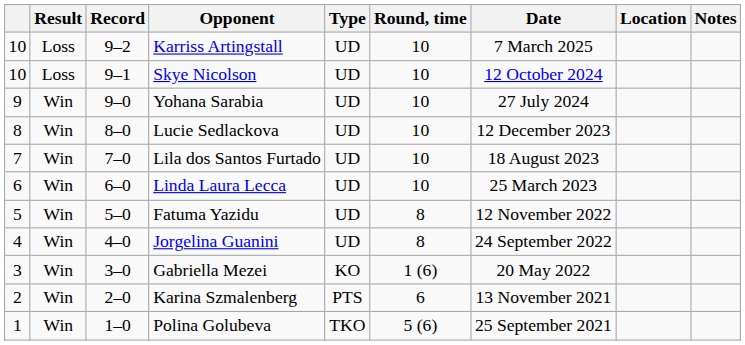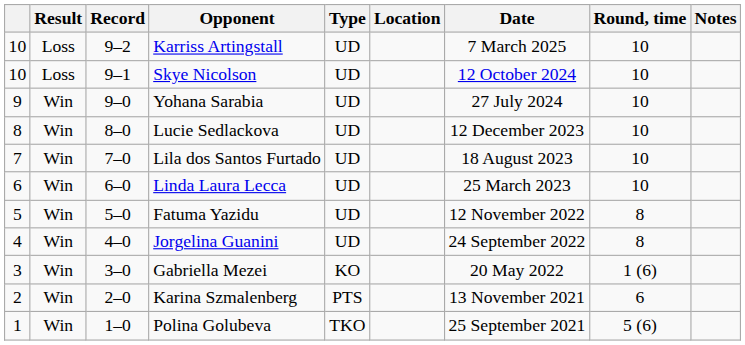columns swapped: (420, 18) <-> (653, 18)
